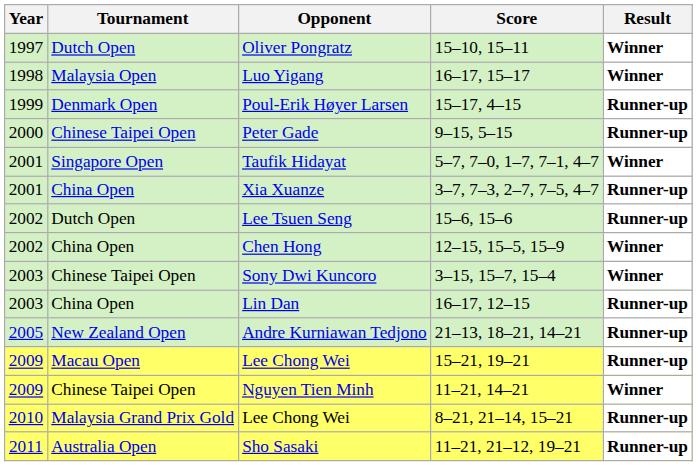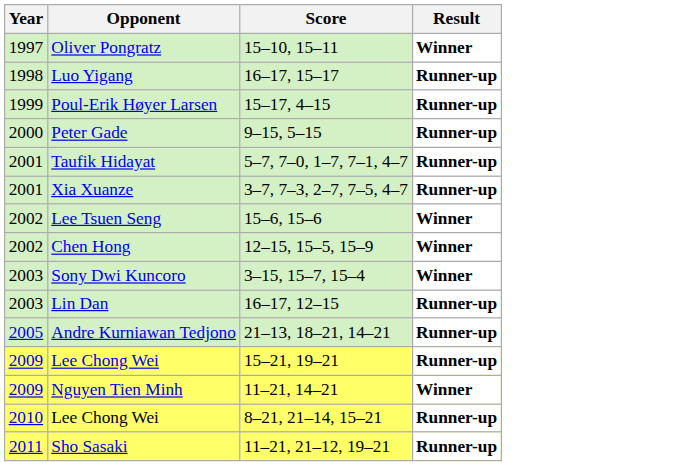- column: (143, 19)
(635, 76) Winner -> (457, 76) Runner-up
(635, 161) Winner -> (457, 161) Runner-up
(647, 218) Runner-up -> (444, 218) Winner
